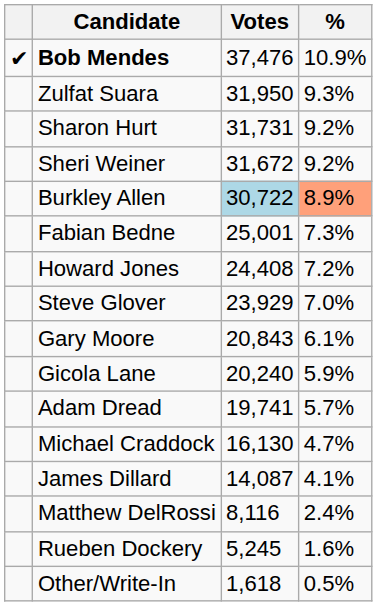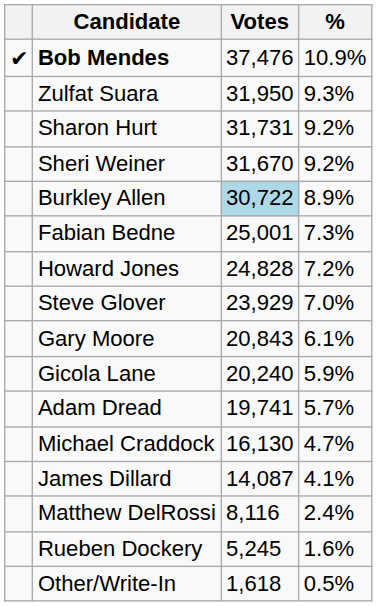(260, 163) 31,672 -> (260, 163) 31,670
(329, 198) lightsalmon background -> (329, 198) no background
(260, 268) 24,408 -> (260, 268) 24,828
